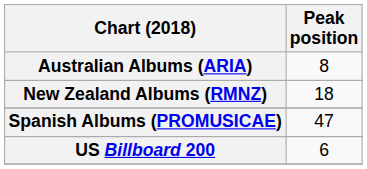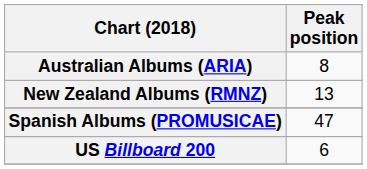(324, 94) 18 -> (324, 94) 13
